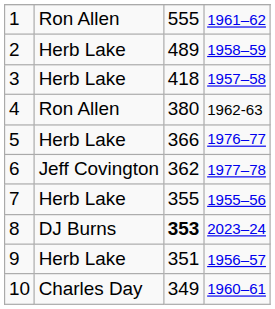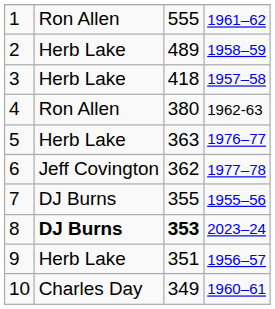(183, 139) 366 -> (183, 139) 363
(82, 199) Herb Lake -> (77, 199) DJ Burns
(77, 229) normal -> (81, 229) bold
